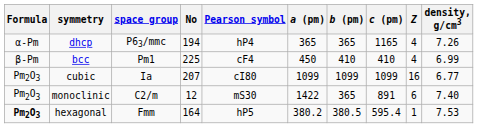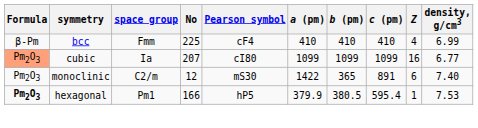- row: (81, 43)
(146, 60) Pm1 -> (146, 41) Fmm
(308, 60) 450 -> (308, 41) 410
(27, 77) no background -> (27, 58) lightsalmon background
(146, 113) Fmm -> (146, 95) Pm1
(191, 113) 164 -> (191, 95) 166
(308, 113) 380.2 -> (308, 95) 379.9
